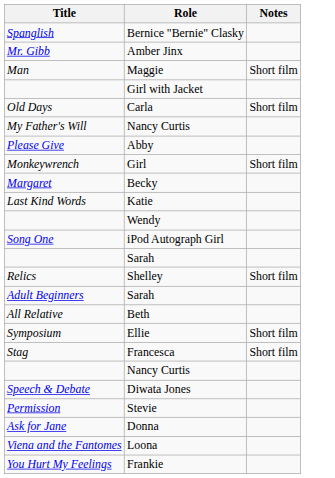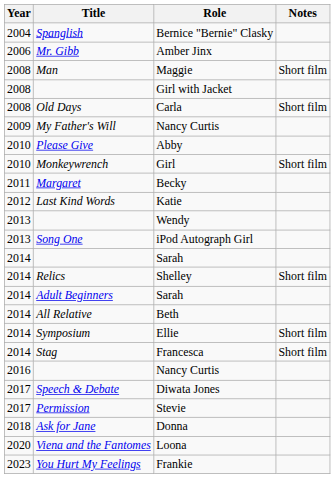+ column: (19, 13)
